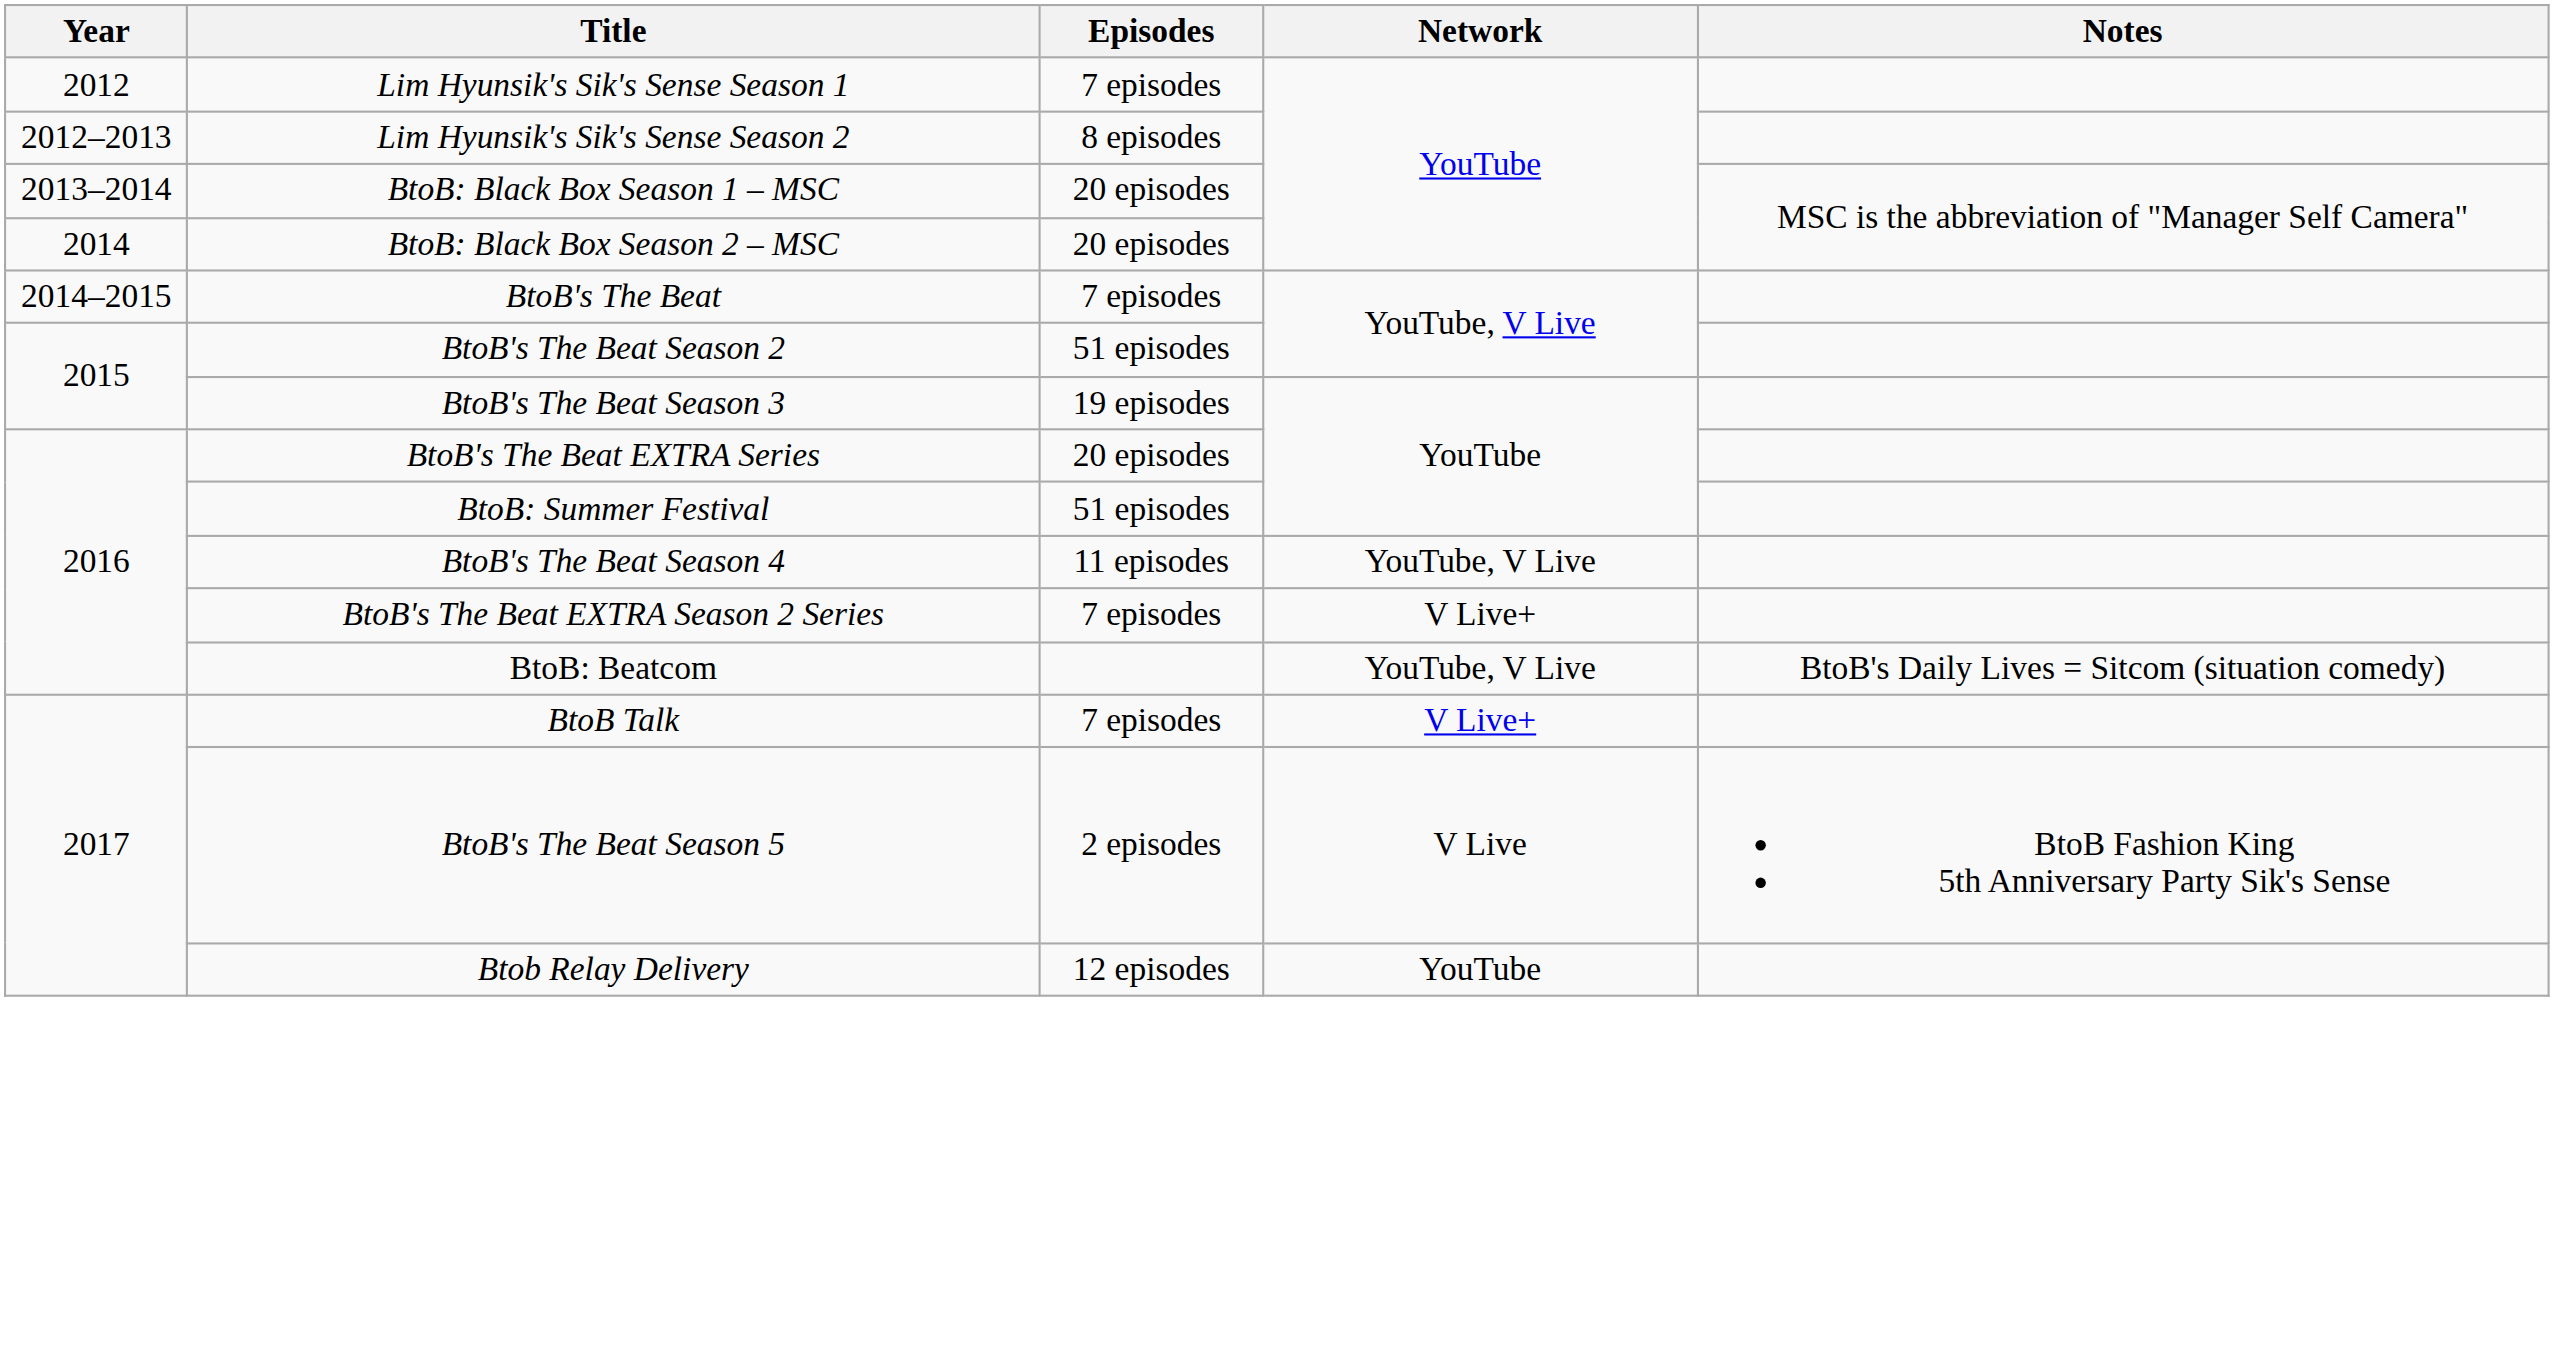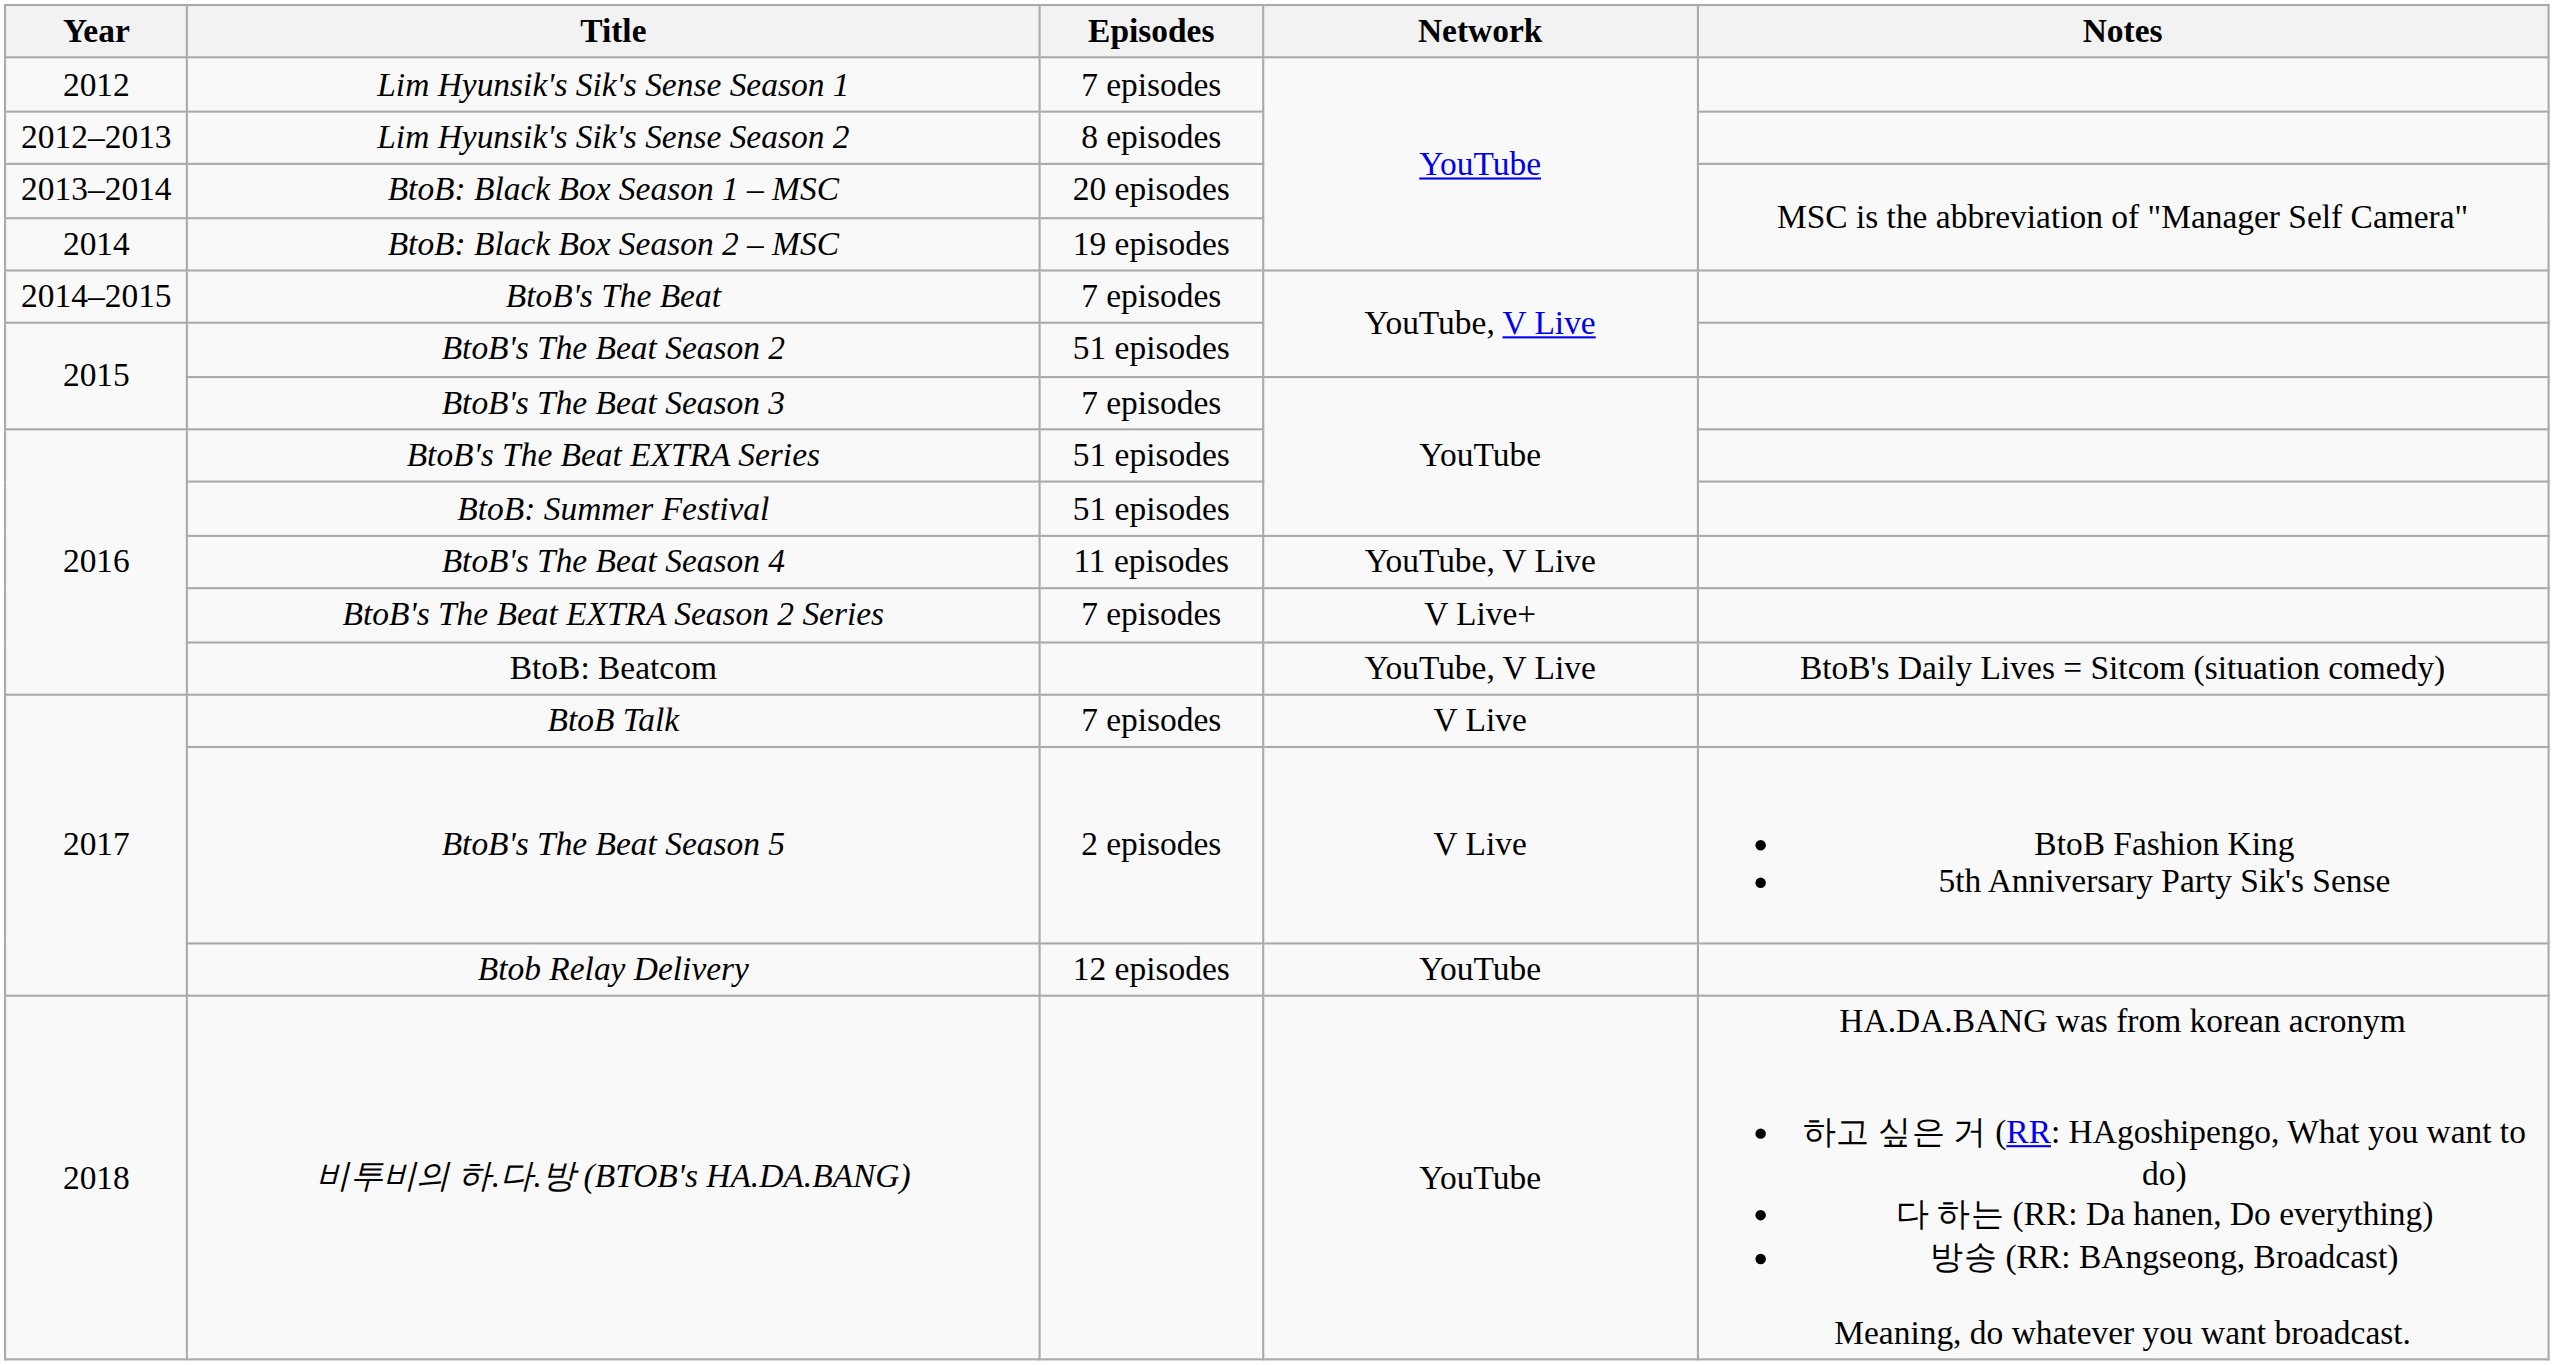(1151, 243) 20 episodes -> (1151, 243) 19 episodes
(1151, 402) 19 episodes -> (1151, 402) 7 episodes
(1151, 455) 20 episodes -> (1151, 455) 51 episodes
(1480, 720) V Live+ -> (1480, 720) V Live
+ row: (613, 1176)
